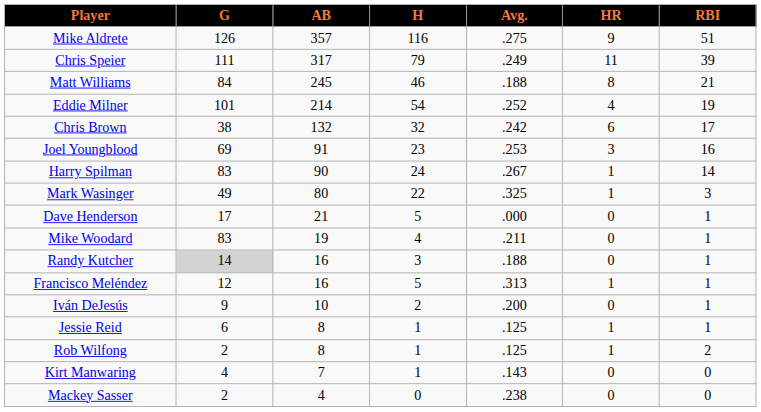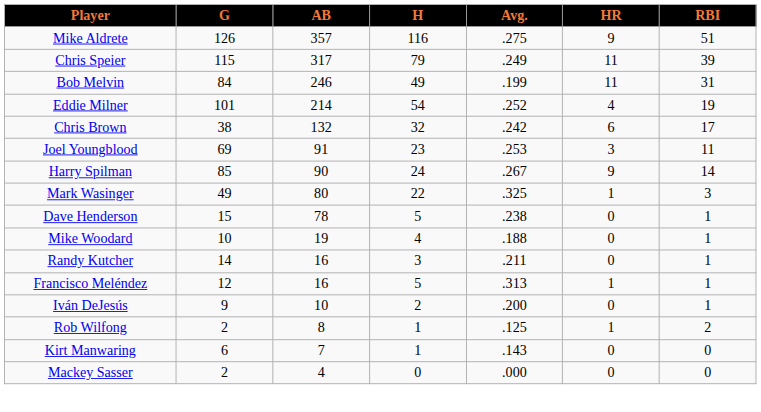(225, 60) 111 -> (225, 60) 115
+ row: (90, 82)
- row: (90, 82)
(708, 149) 16 -> (708, 149) 11
(225, 171) 83 -> (225, 171) 85
(611, 171) 1 -> (611, 171) 9
(225, 216) 17 -> (225, 216) 15
(321, 216) 21 -> (321, 216) 78
(514, 216) .000 -> (514, 216) .238
(225, 238) 83 -> (225, 238) 10
(514, 238) .211 -> (514, 238) .188
(225, 261) lightgrey background -> (225, 261) no background
(514, 261) .188 -> (514, 261) .211
- row: (90, 328)
(225, 372) 4 -> (225, 350) 6
(514, 395) .238 -> (514, 372) .000
